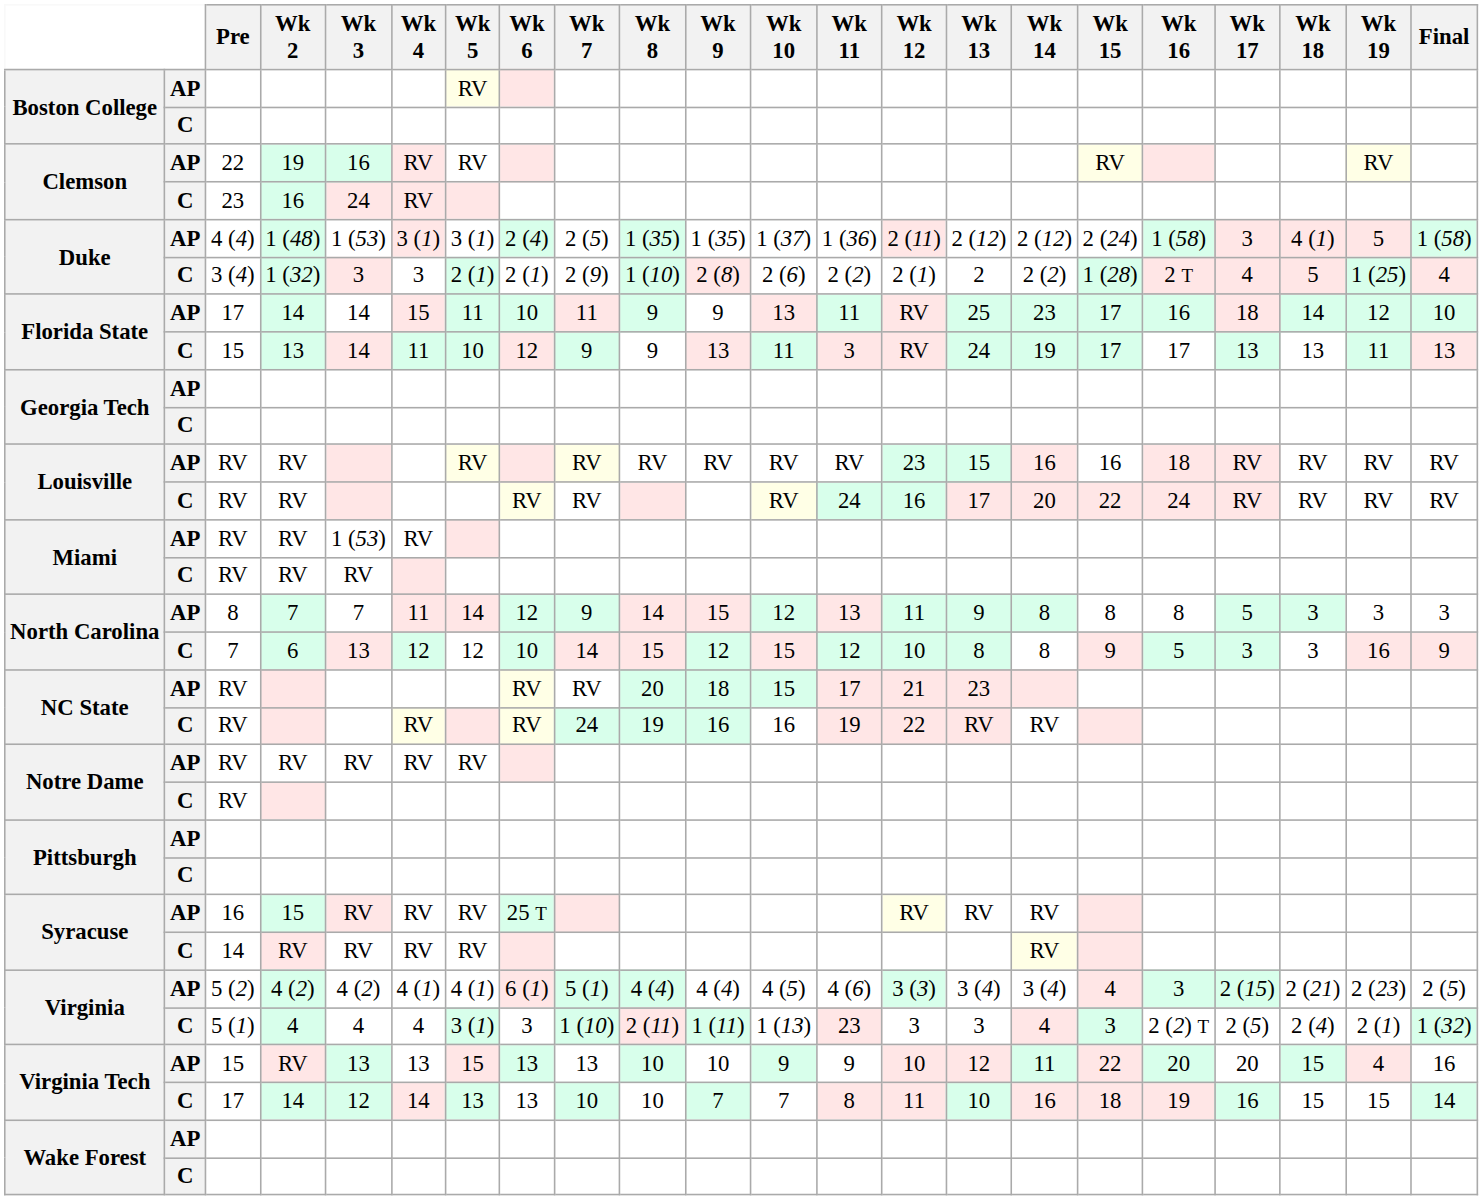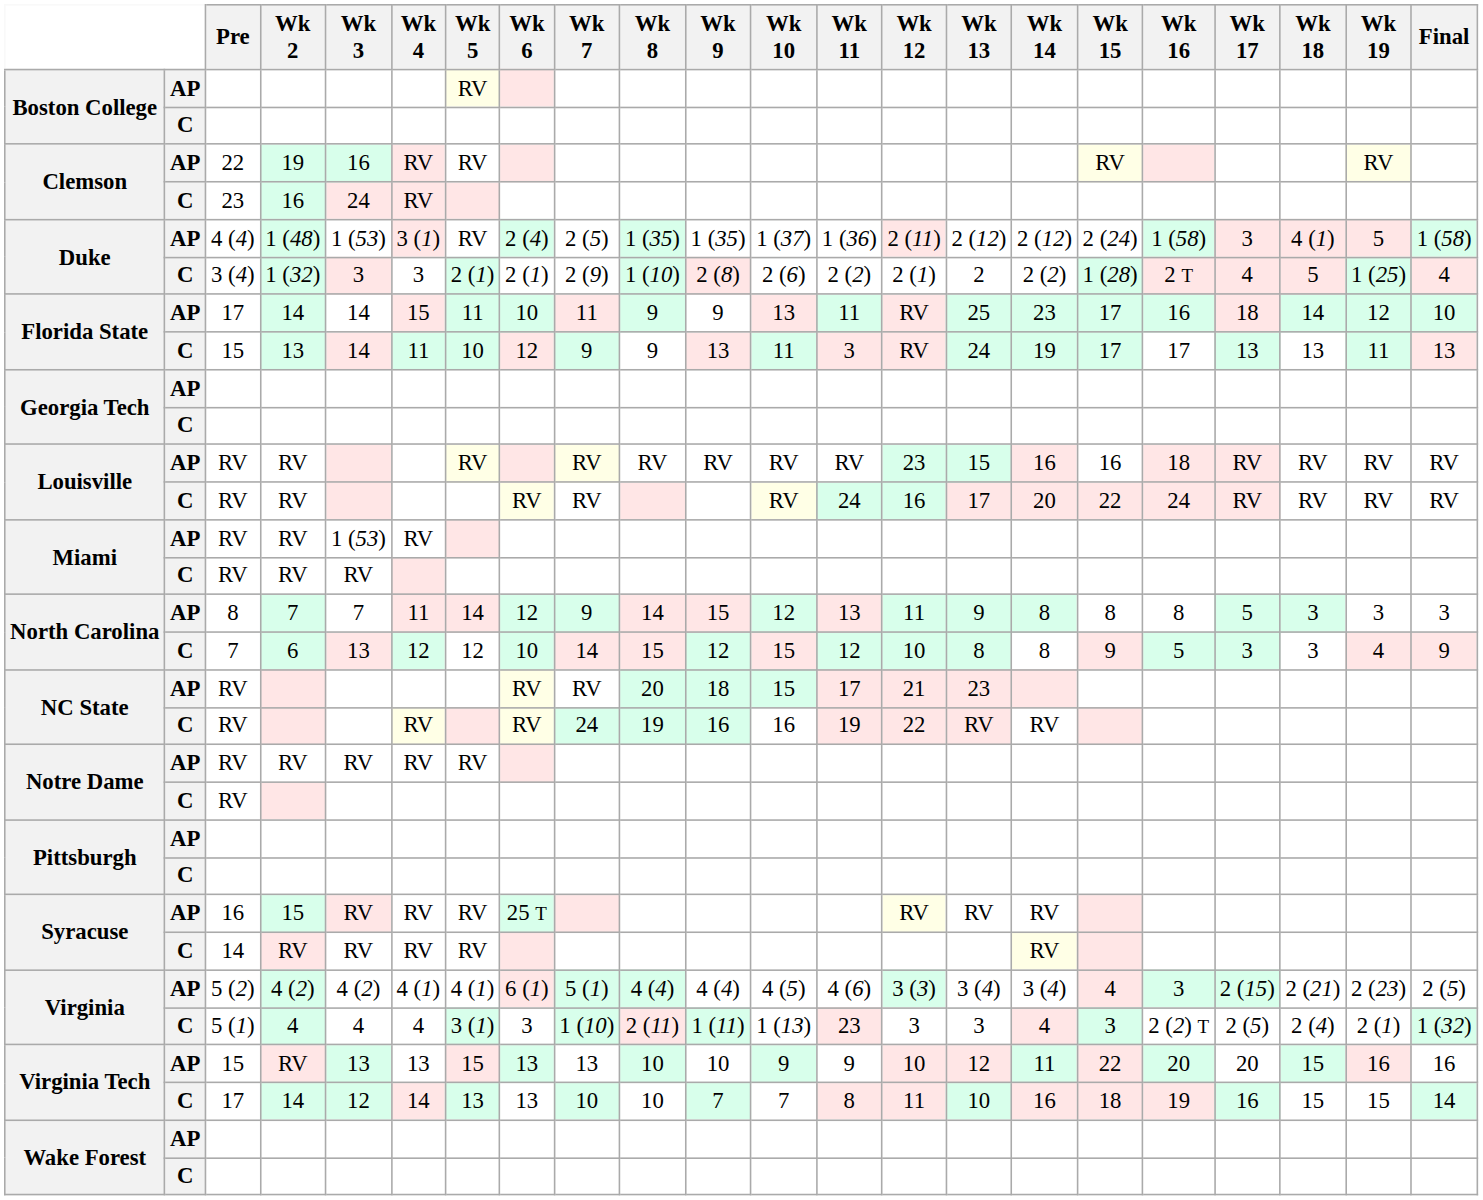(473, 238) 3 (1) -> (473, 238) RV
(1378, 650) 16 -> (1378, 650) 4
(1378, 1063) 4 -> (1378, 1063) 16
